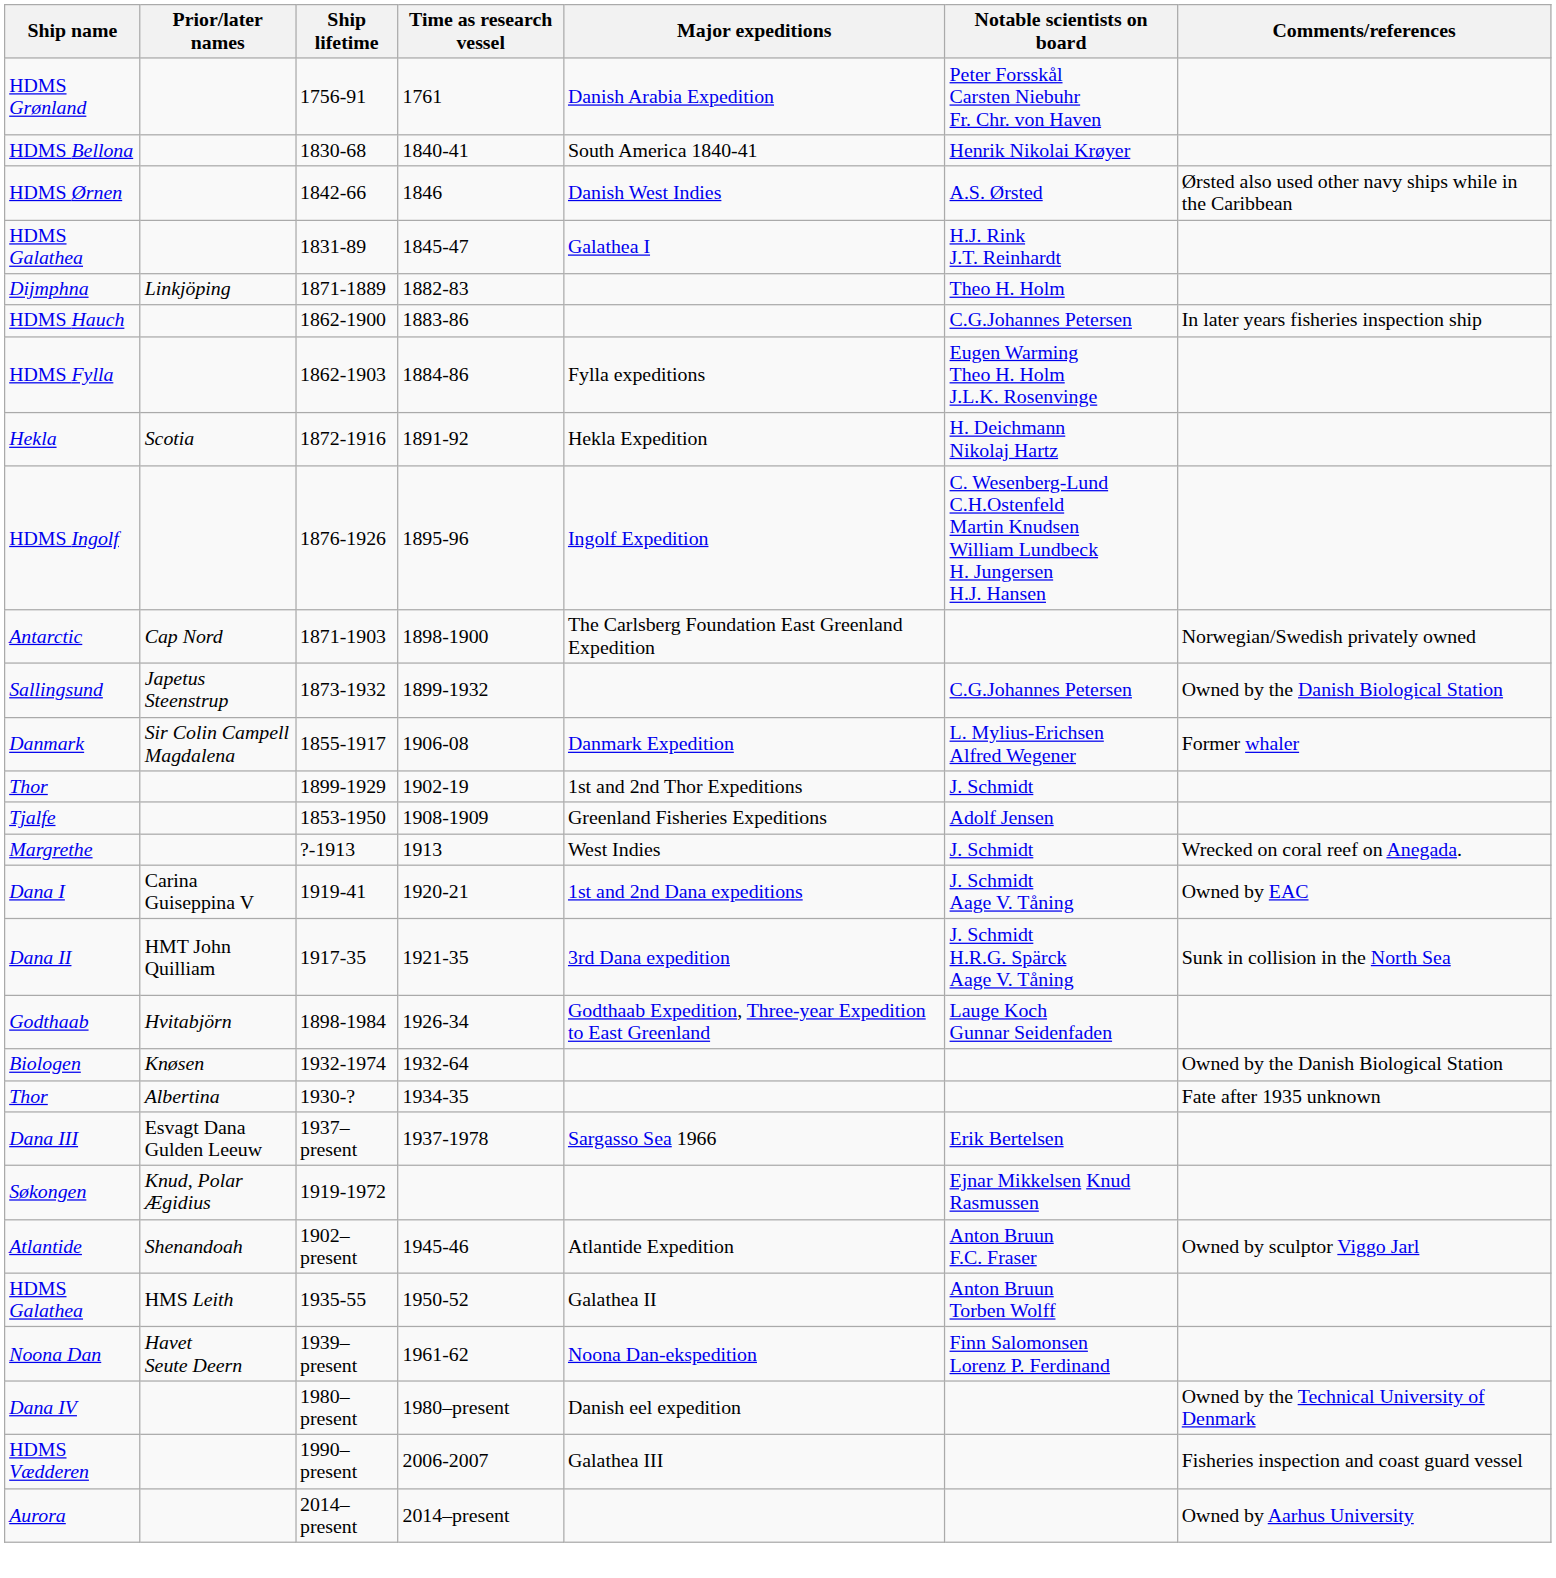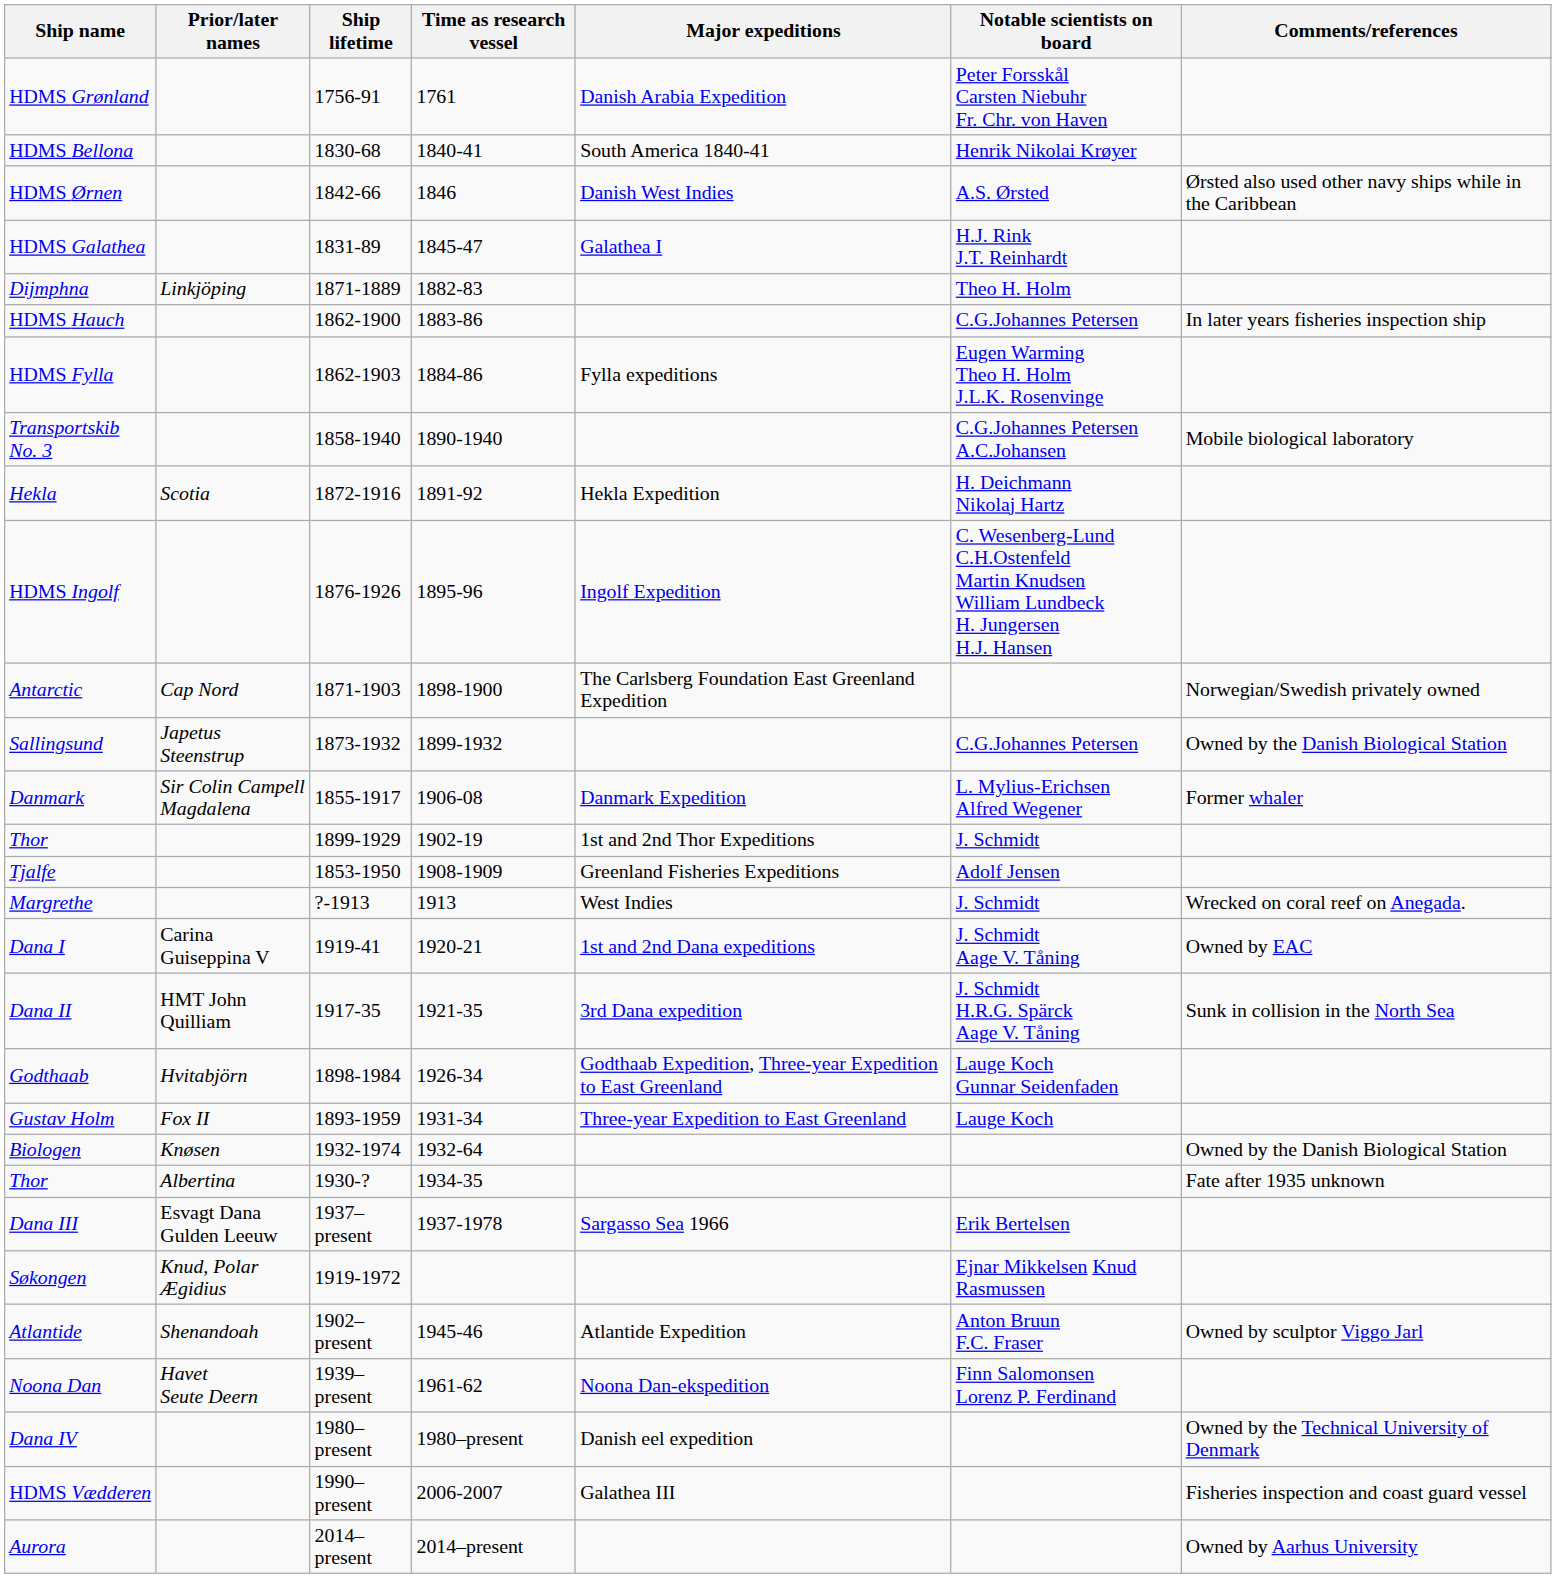+ row: (64, 439)
+ row: (62, 1118)
- row: (46, 1299)
